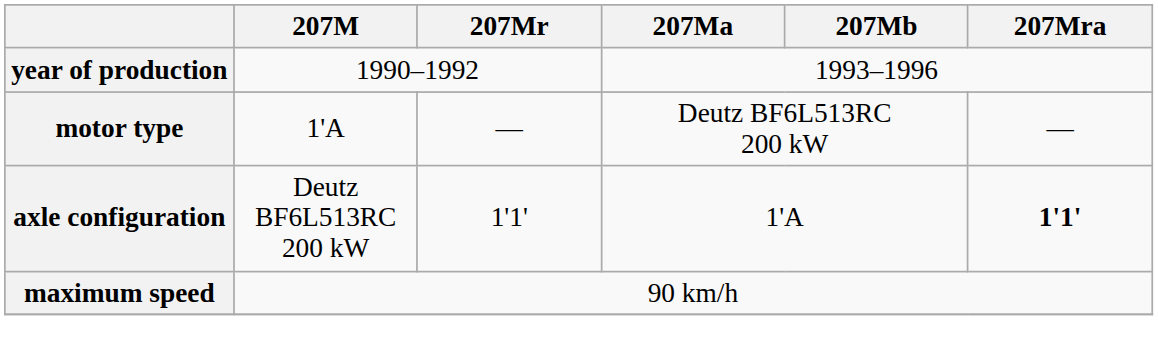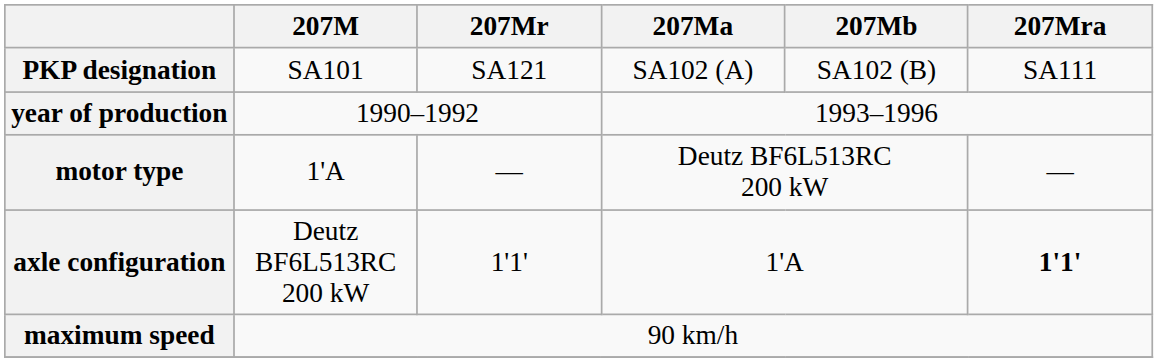+ row: (119, 69)
